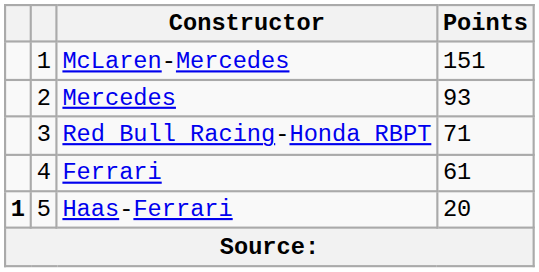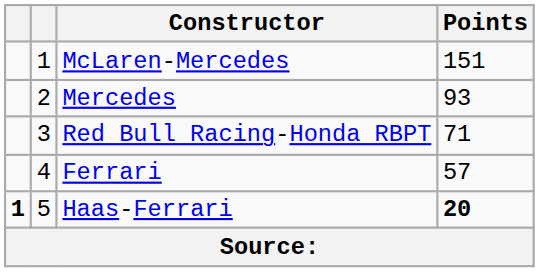(457, 173) 61 -> (457, 173) 57
(457, 210) normal -> (457, 210) bold
